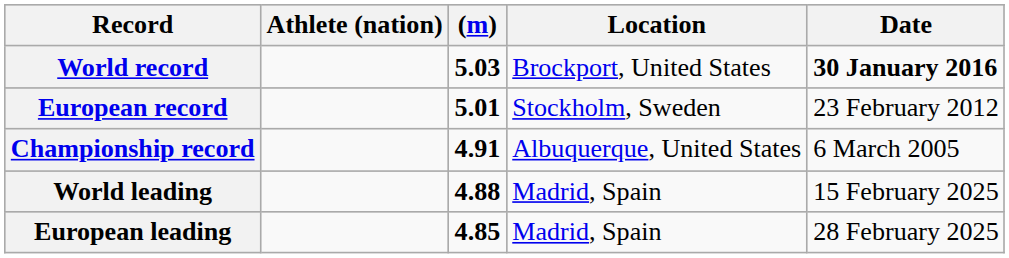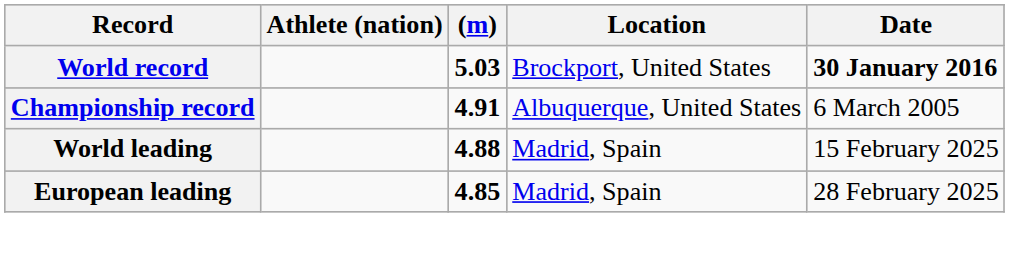- row: (133, 107)
